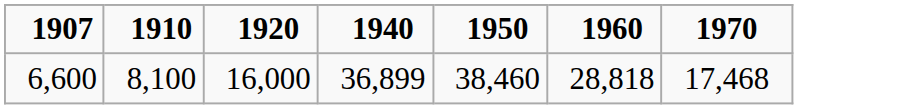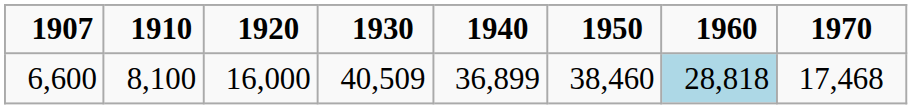+ column: (375, 28)
(604, 77) no background -> (719, 77) lightblue background
